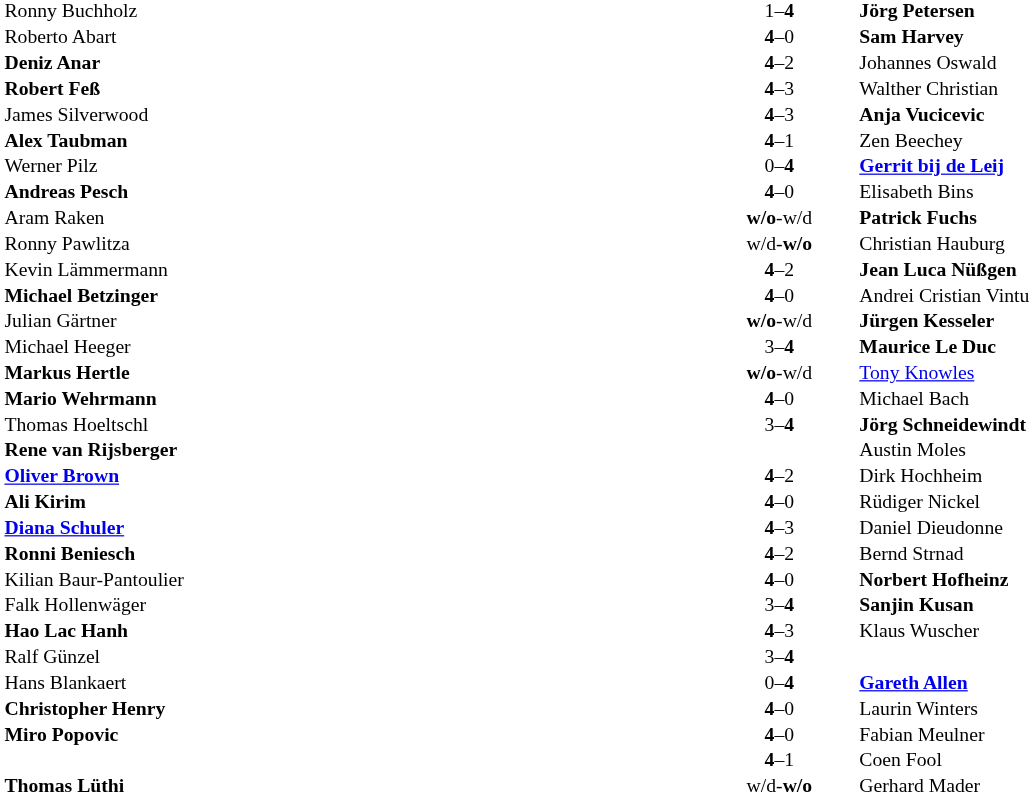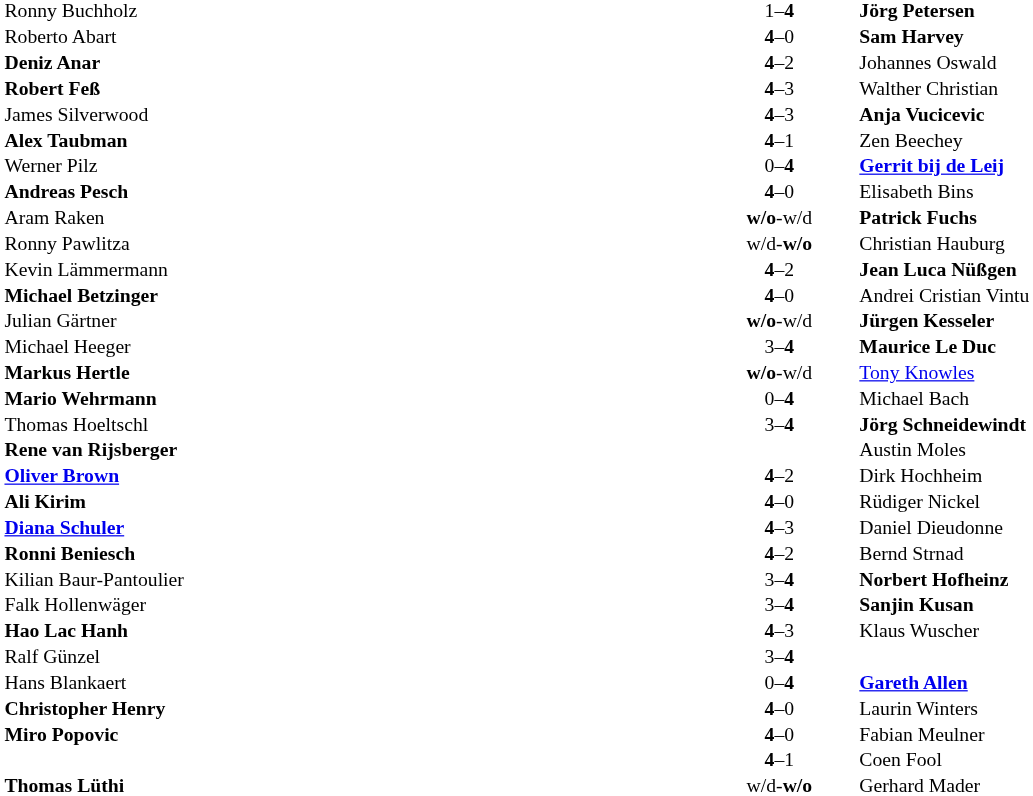(779, 398) 4–0 -> (779, 398) 0–4
(779, 579) 4–0 -> (779, 579) 3–4
